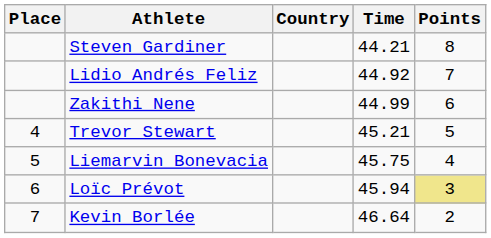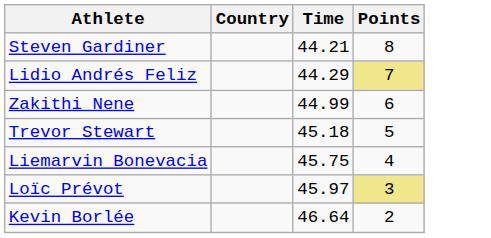- column: (35, 19)
(384, 76) 44.92 -> (323, 76) 44.29
(450, 76) no background -> (389, 76) khaki background
(384, 132) 45.21 -> (323, 132) 45.18
(384, 189) 45.94 -> (323, 189) 45.97
